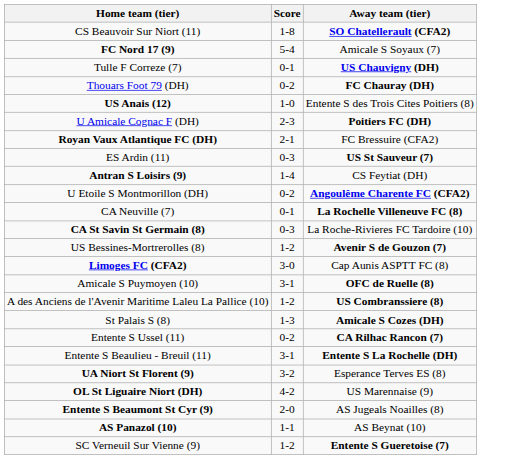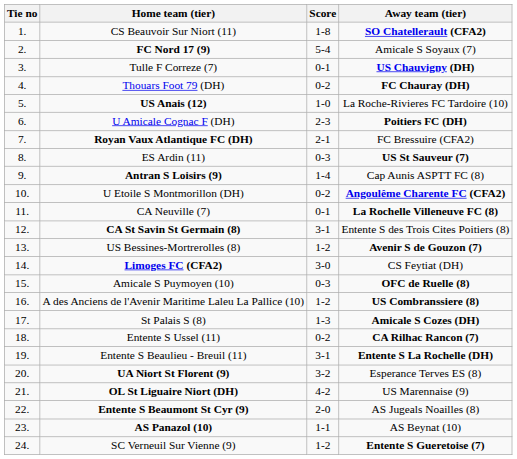+ column: (22, 13)
(390, 103) Entente S des Trois Cites Poitiers (8) -> (425, 103) La Roche-Rivieres FC Tardoire (10)
(390, 175) CS Feytiat (DH) -> (425, 175) Cap Aunis ASPTT FC (8)
(287, 229) 0-3 -> (323, 229) 3-1
(390, 229) La Roche-Rivieres FC Tardoire (10) -> (425, 229) Entente S des Trois Cites Poitiers (8)
(390, 265) Cap Aunis ASPTT FC (8) -> (425, 265) CS Feytiat (DH)
(287, 283) 3-1 -> (323, 283) 0-3
